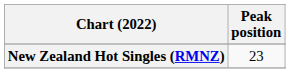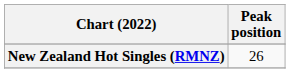(256, 56) 23 -> (256, 56) 26
